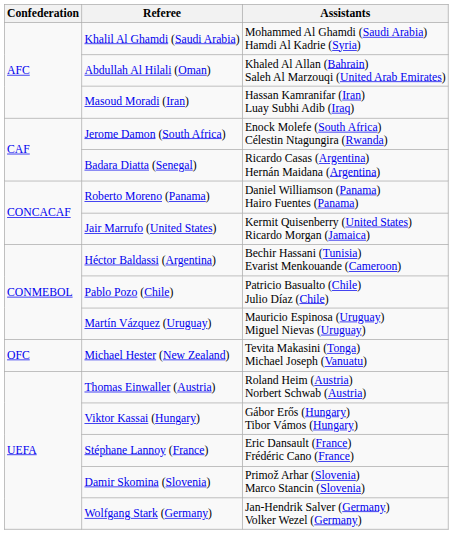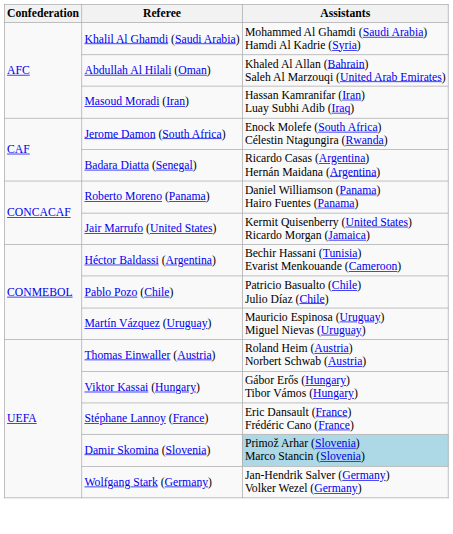- row: (157, 355)
(305, 482) no background -> (305, 450) lightblue background
